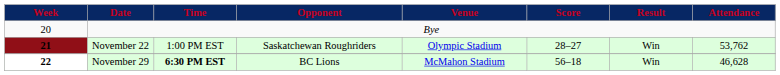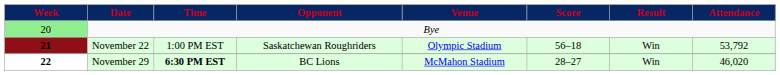(46, 29) no background -> (46, 29) lightgreen background
(568, 45) 28–27 -> (568, 45) 56–18
(734, 45) 53,762 -> (734, 45) 53,792
(568, 62) 56–18 -> (568, 62) 28–27
(734, 62) 46,628 -> (734, 62) 46,020
